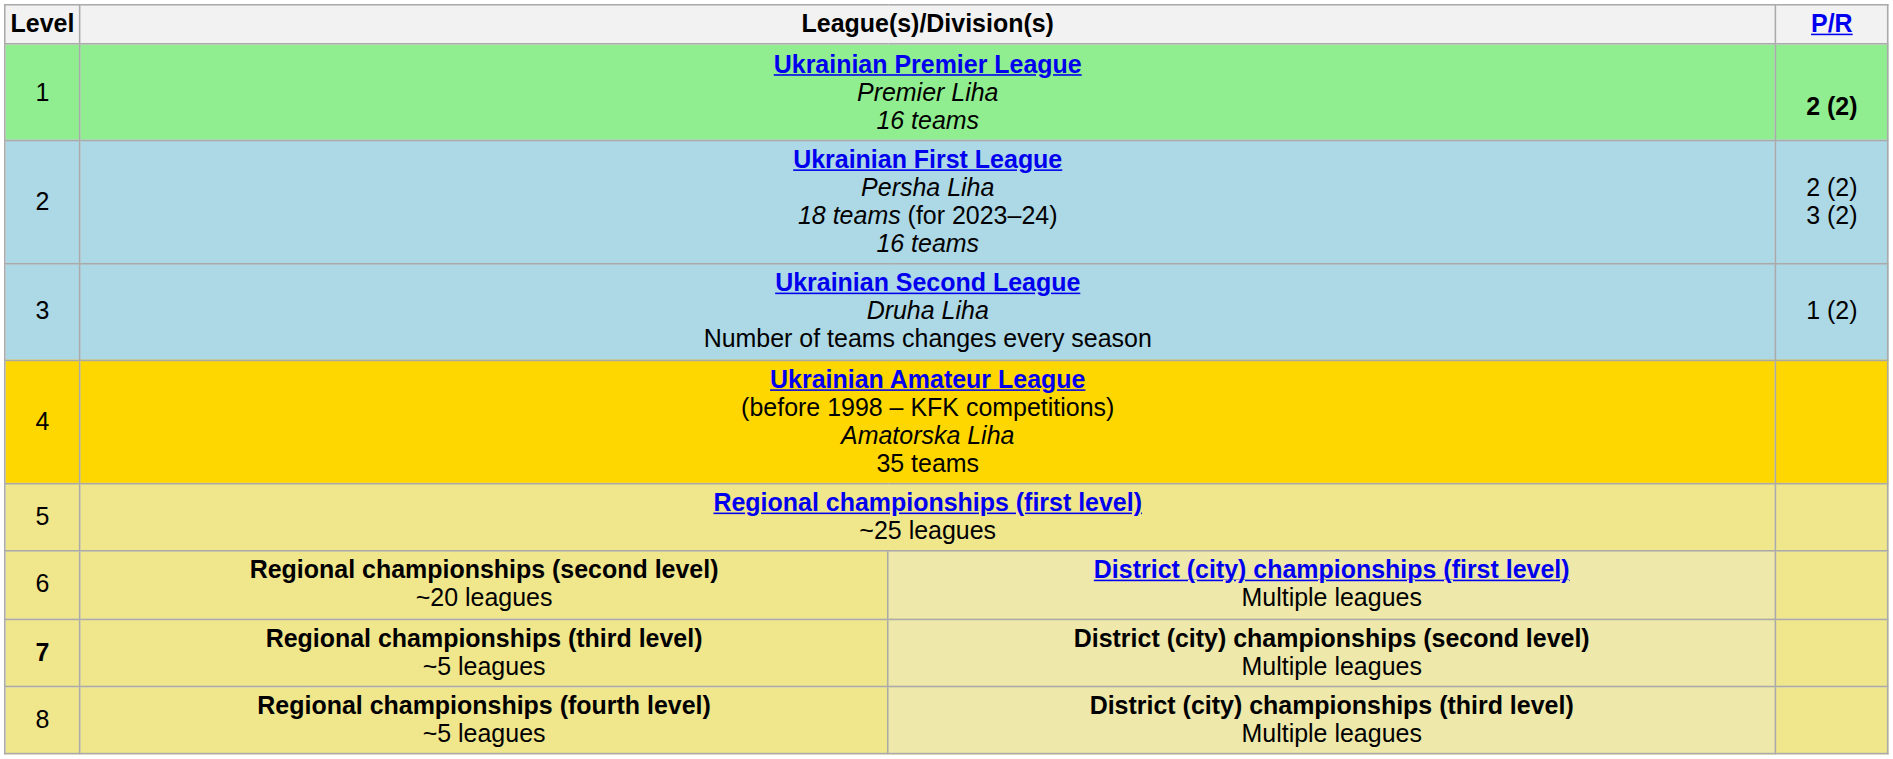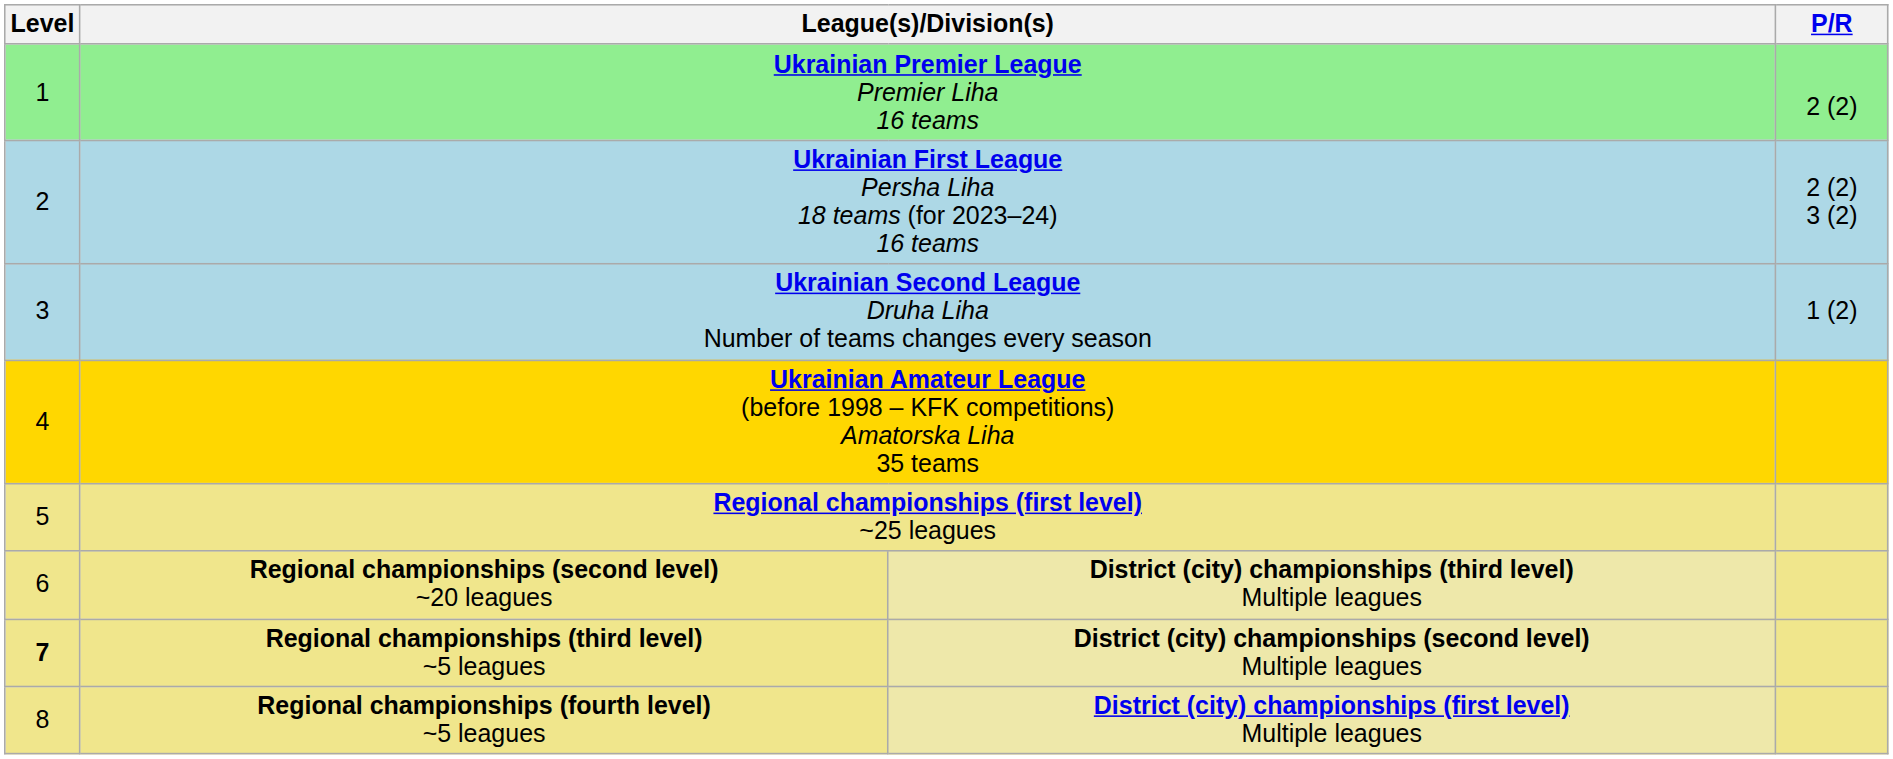(1832, 105) bold -> (1832, 105) normal
(1332, 584) District (city) championships (first level) Multiple leagues -> (1332, 584) District (city) championships (third level) Multiple leagues
(1332, 720) District (city) championships (third level) Multiple leagues -> (1332, 720) District (city) championships (first level) Multiple leagues
